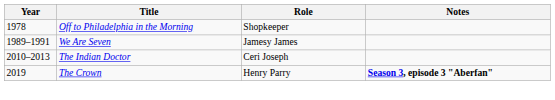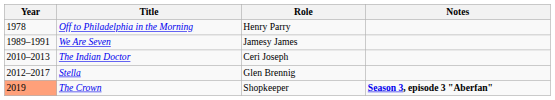(266, 27) Shopkeeper -> (267, 27) Henry Parry
+ row: (70, 73)
(16, 73) no background -> (16, 88) lightsalmon background
(267, 73) Henry Parry -> (266, 88) Shopkeeper
